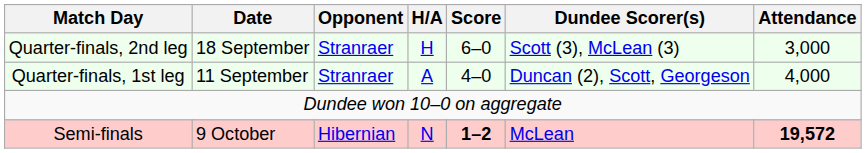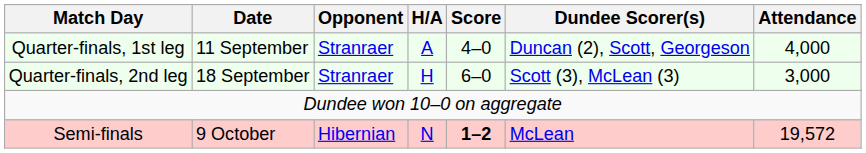rows swapped: (98, 76) <-> (98, 47)
(807, 133) bold -> (807, 133) normal
